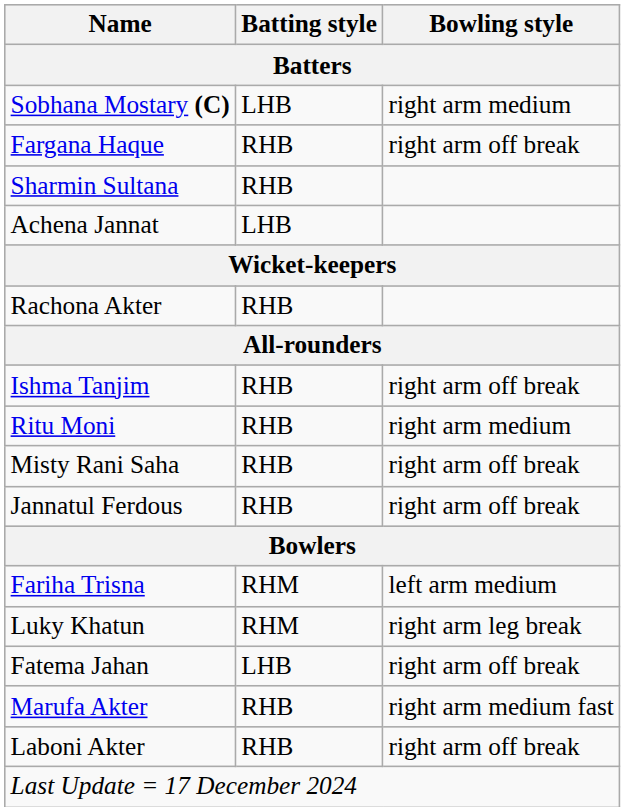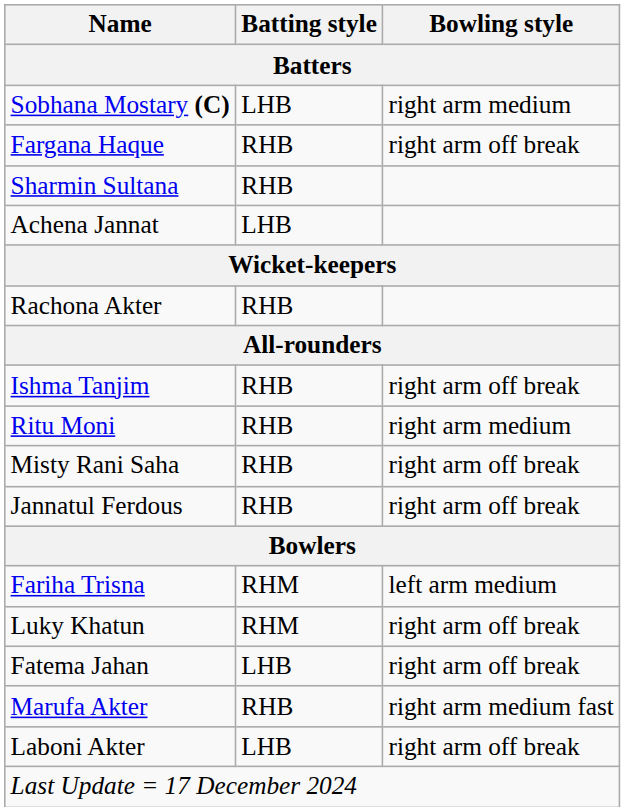(485, 625) right arm leg break -> (484, 625) right arm off break
(267, 746) RHB -> (267, 746) LHB
